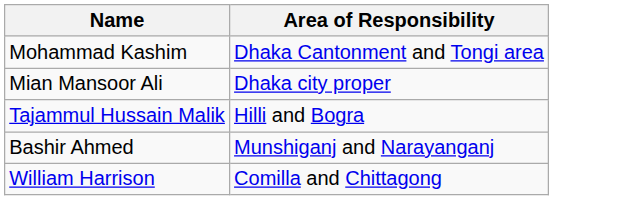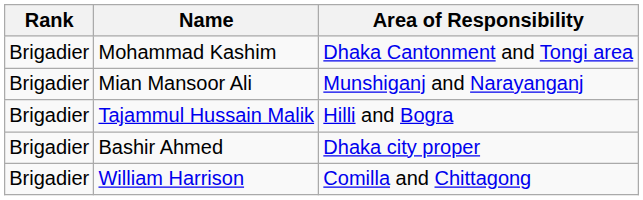+ column: (49, 20)
(312, 83) Dhaka city proper -> (453, 83) Munshiganj and Narayanganj
(364, 147) Munshiganj and Narayanganj -> (402, 147) Dhaka city proper
